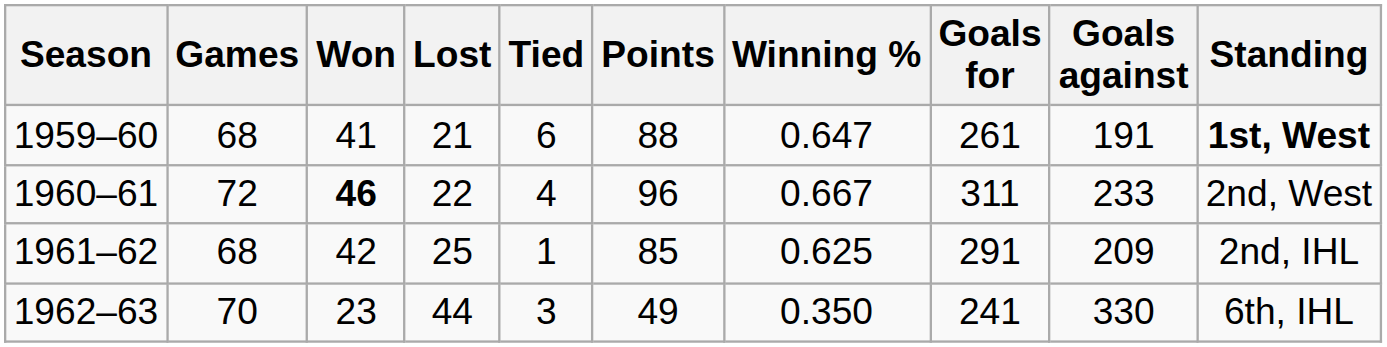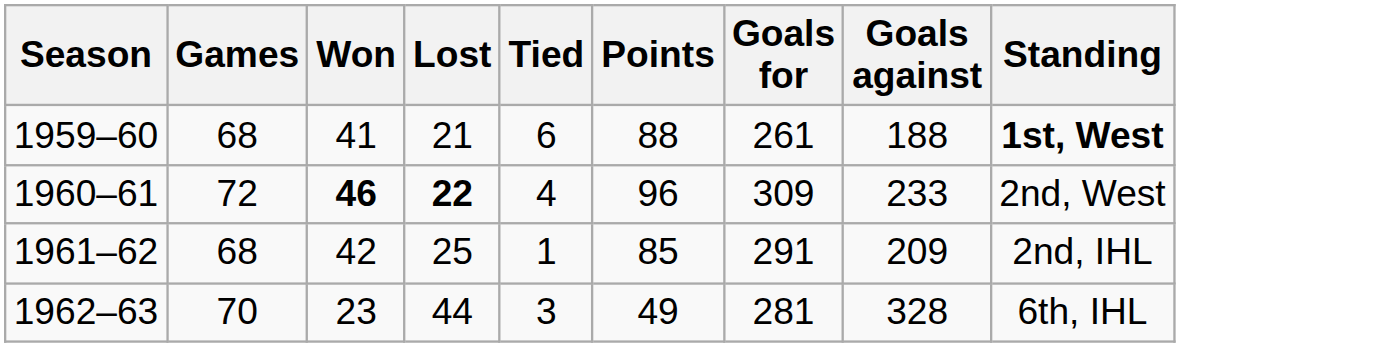- column: (827, 54)
(1124, 134) 191 -> (917, 134) 188
(452, 193) normal -> (452, 193) bold
(990, 193) 311 -> (783, 193) 309
(990, 311) 241 -> (783, 311) 281
(1124, 311) 330 -> (917, 311) 328
